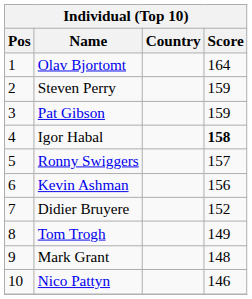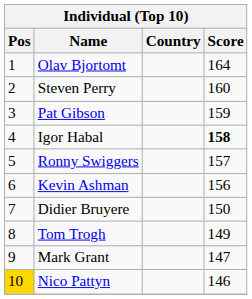(219, 88) 159 -> (219, 88) 160
(219, 209) 152 -> (219, 209) 150
(219, 257) 148 -> (219, 257) 147
(16, 281) no background -> (16, 281) gold background
